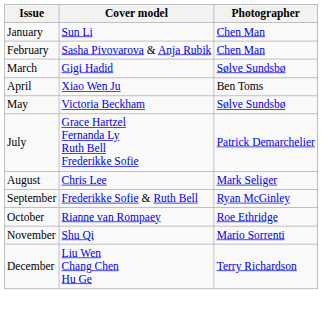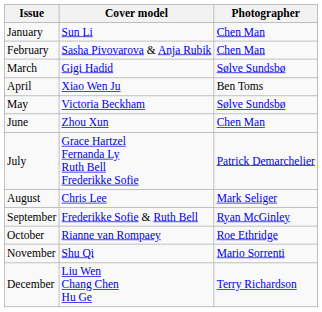+ row: (18, 123)
